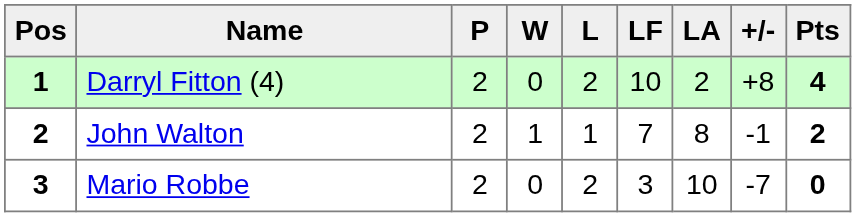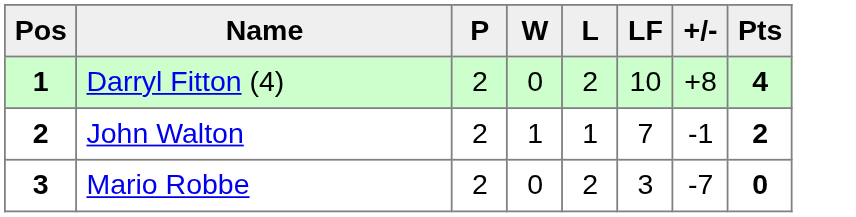- column: (702, 30)
